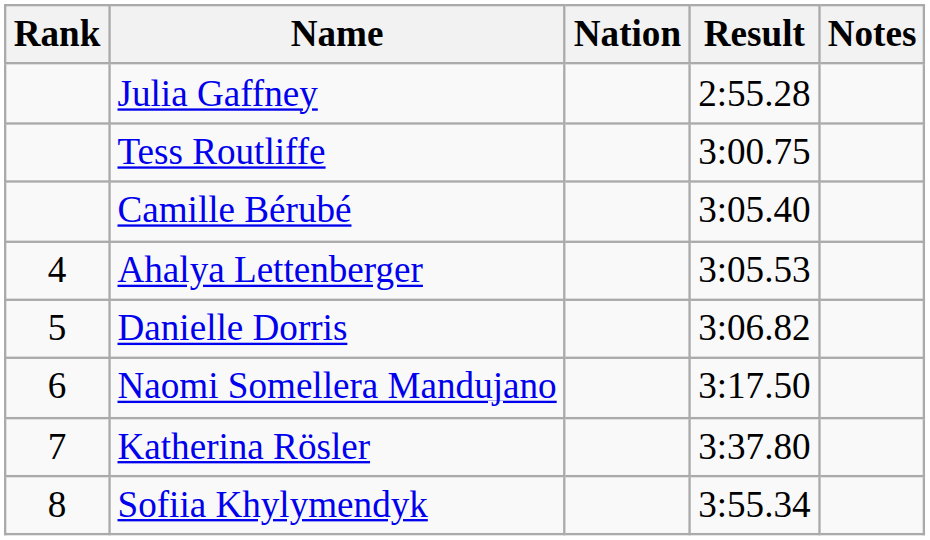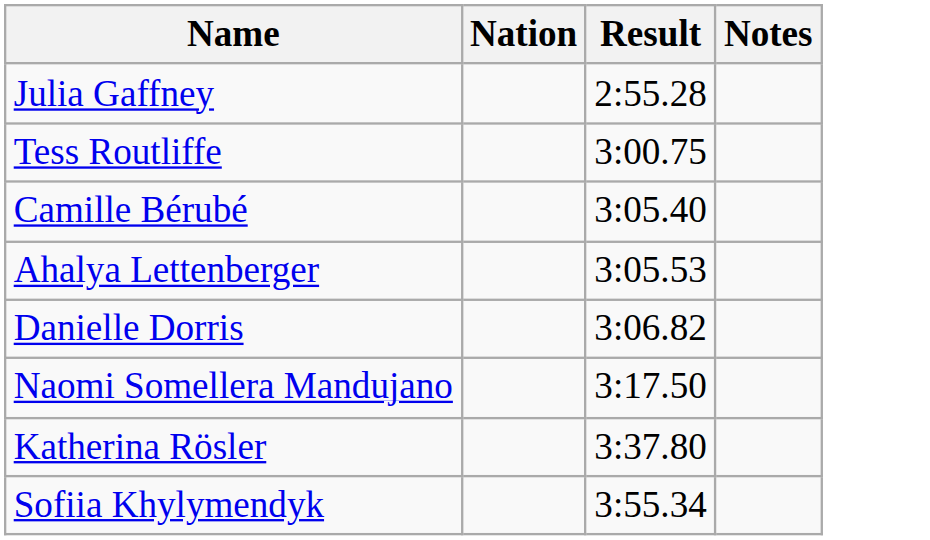- column: (57, 33)
